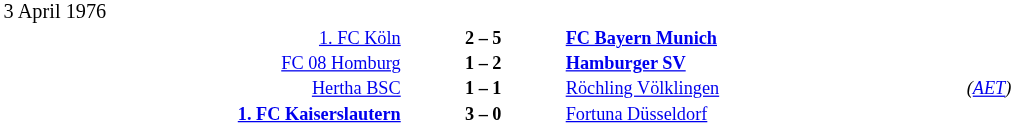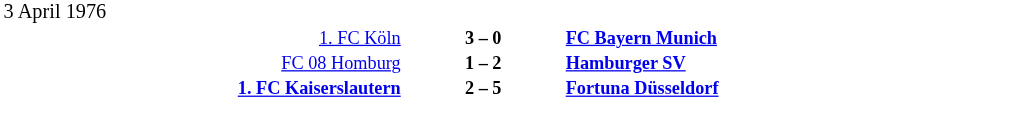(483, 37) 2 – 5 -> (483, 37) 3 – 0
- row: (356, 88)
(483, 113) 3 – 0 -> (483, 88) 2 – 5
(637, 113) normal -> (642, 88) bold
